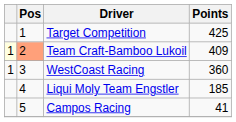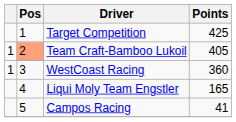(10, 51) lightyellow background -> (10, 51) no background
(219, 51) 409 -> (219, 51) 405
(219, 89) 185 -> (219, 89) 165
